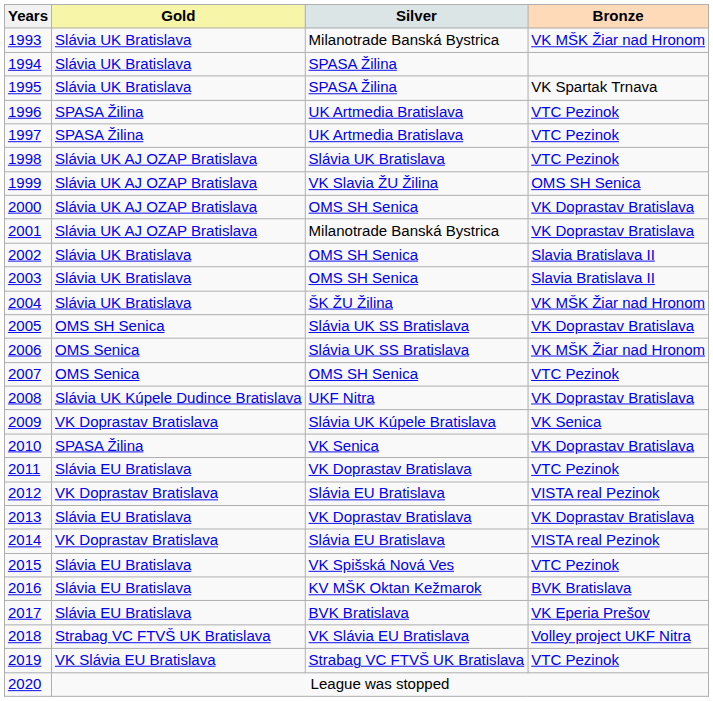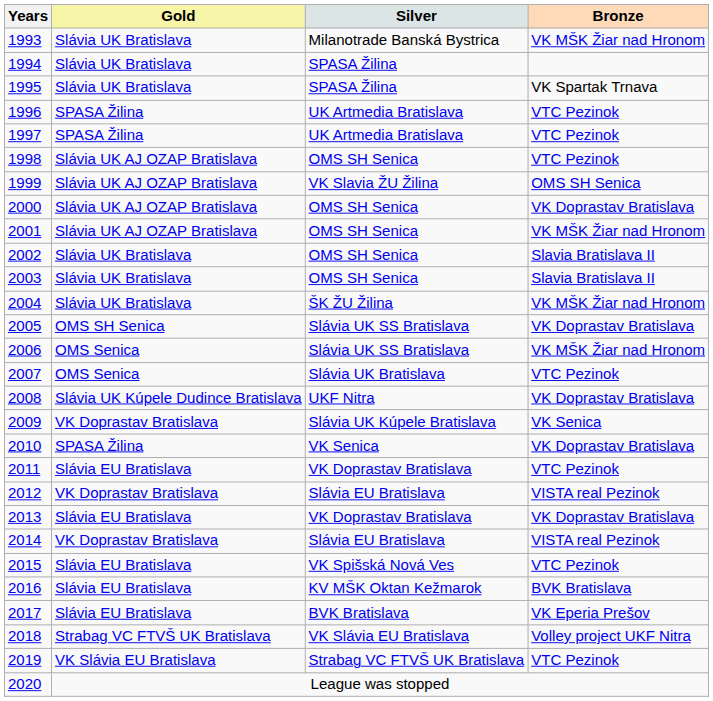(377, 159) Slávia UK Bratislava -> (363, 159) OMS SH Senica
(404, 231) Milanotrade Banská Bystrica -> (363, 231) OMS SH Senica
(613, 231) VK Doprastav Bratislava -> (618, 231) VK MŠK Žiar nad Hronom
(363, 374) OMS SH Senica -> (377, 374) Slávia UK Bratislava
